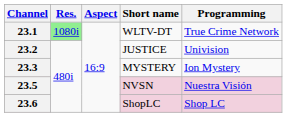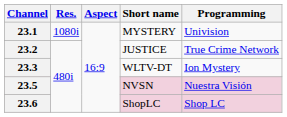(66, 31) lightgreen background -> (66, 31) no background
(147, 31) WLTV-DT -> (149, 31) MYSTERY
(232, 31) True Crime Network -> (207, 31) Univision
(207, 49) Univision -> (232, 49) True Crime Network
(149, 67) MYSTERY -> (147, 67) WLTV-DT
